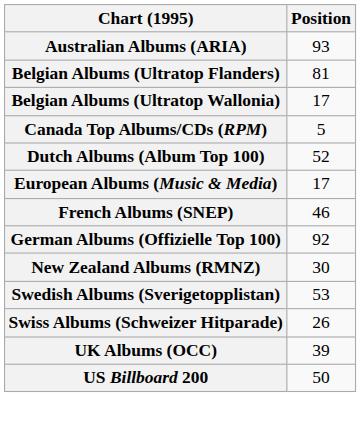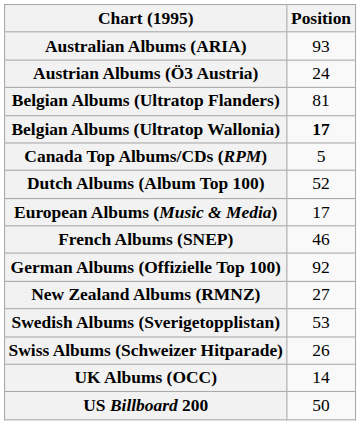+ row: (146, 73)
(321, 101) normal -> (321, 128) bold
(321, 267) 30 -> (321, 294) 27
(321, 350) 39 -> (321, 377) 14
